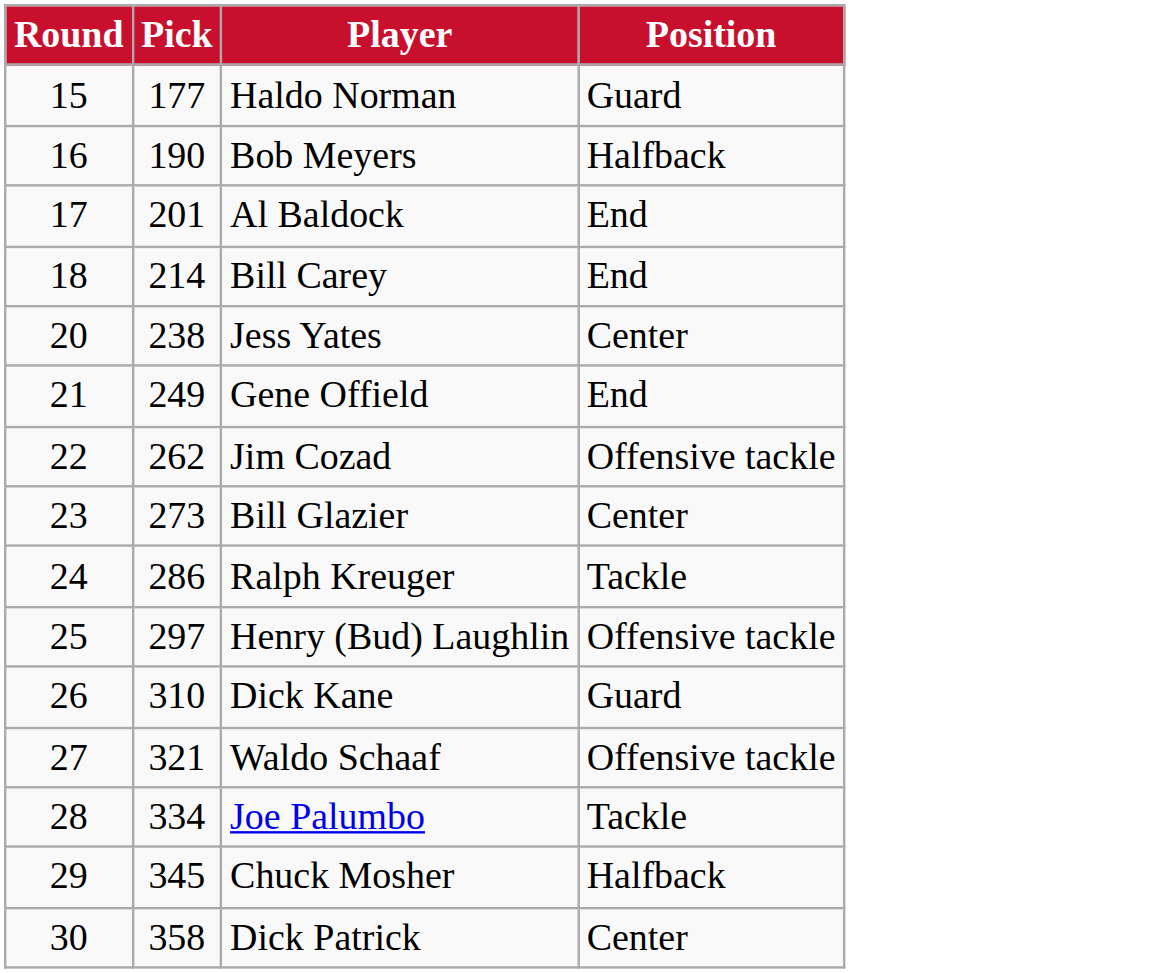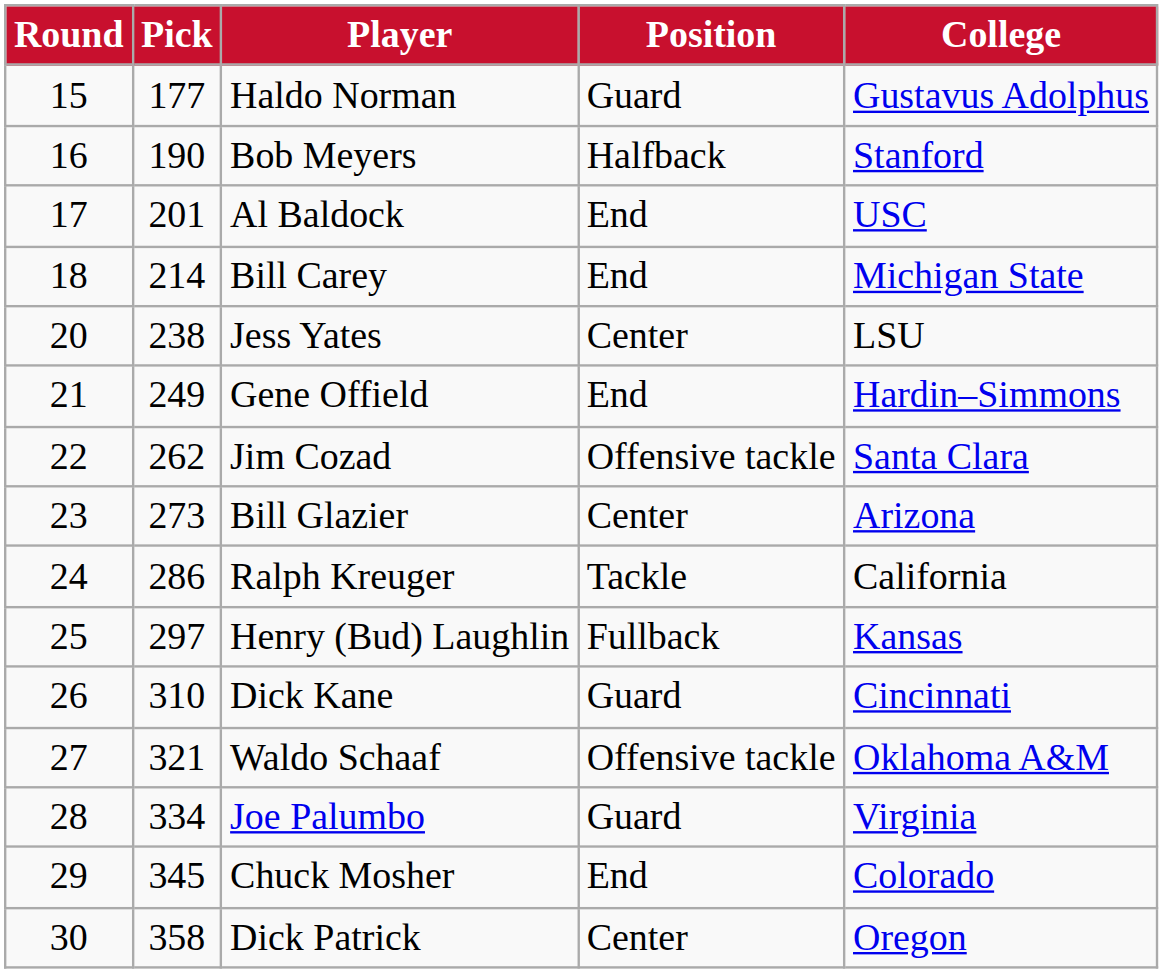+ column: (1001, 34)
(711, 635) Offensive tackle -> (653, 635) Fullback
(637, 816) Tackle -> (634, 816) Guard
(656, 876) Halfback -> (617, 876) End
